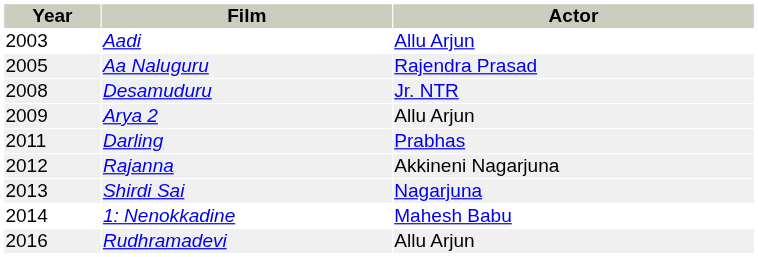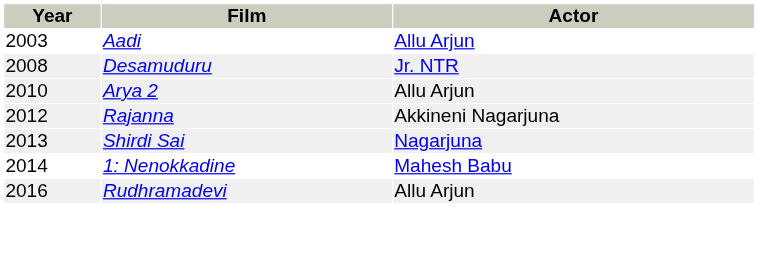- row: (156, 65)
(27, 115) 2009 -> (27, 90) 2010
- row: (133, 140)
